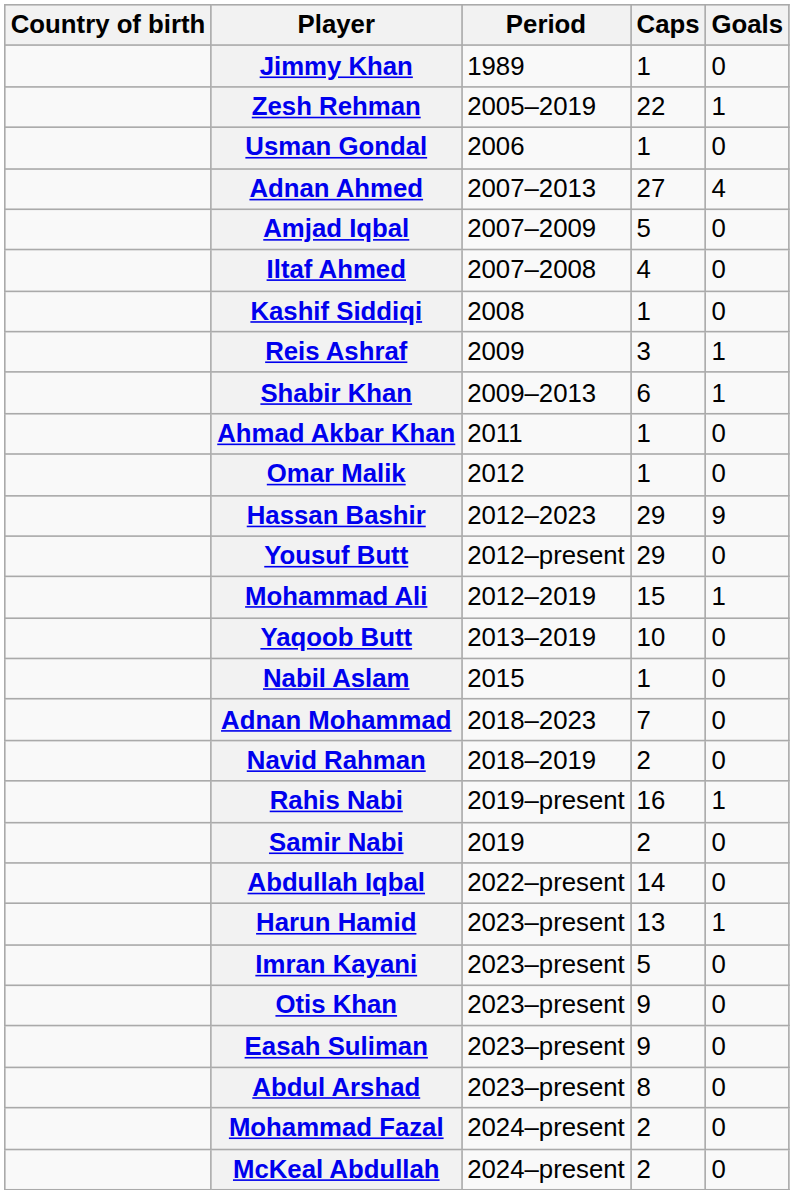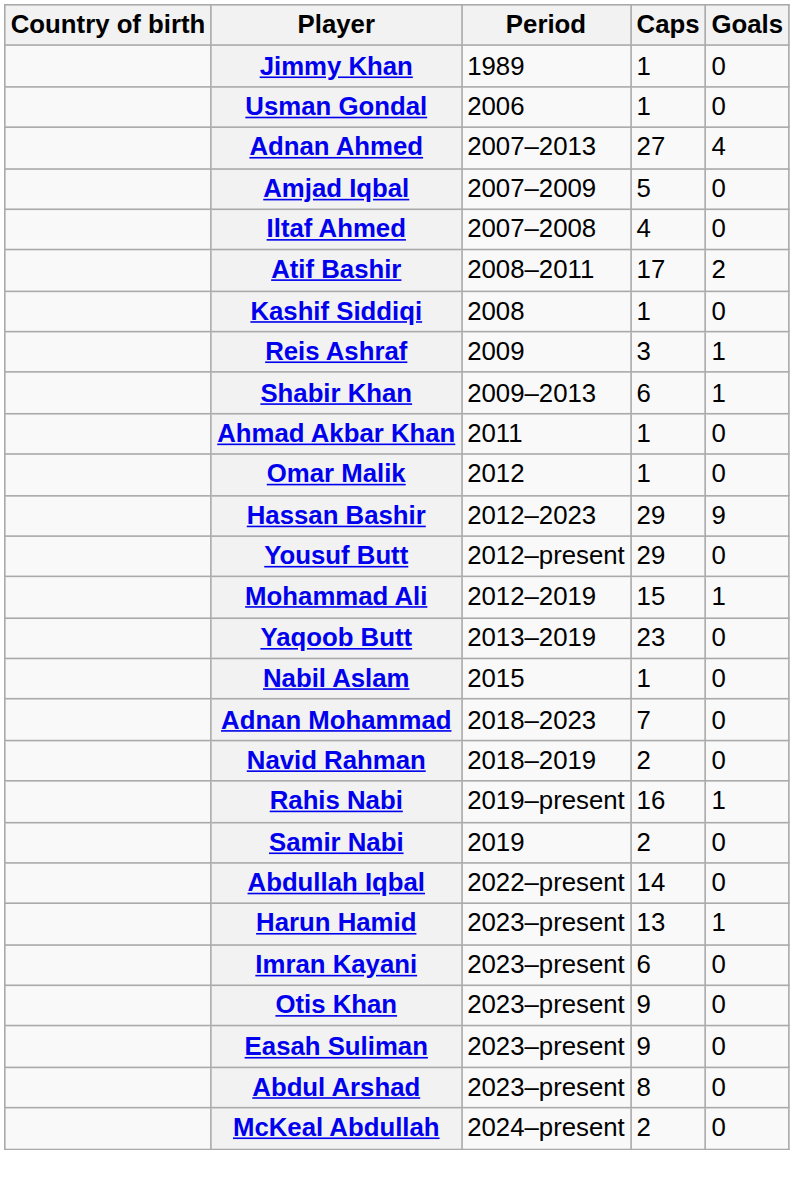- row: (336, 106)
+ row: (336, 270)
(651, 637) 10 -> (651, 637) 23
(644, 964) 5 -> (644, 964) 6
- row: (336, 1127)
